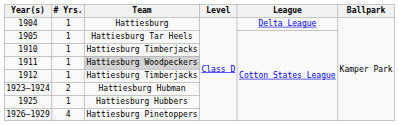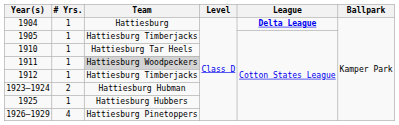(287, 24) normal -> (287, 24) bold
(142, 37) Hattiesburg Tar Heels -> (142, 37) Hattiesburg Timberjacks
(142, 50) Hattiesburg Timberjacks -> (142, 50) Hattiesburg Tar Heels
